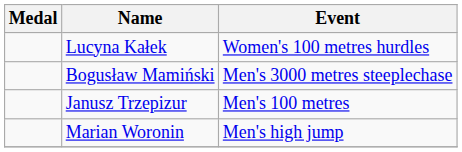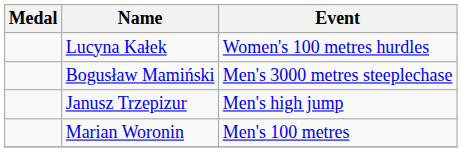(286, 103) Men's 100 metres -> (283, 103) Men's high jump
(283, 132) Men's high jump -> (286, 132) Men's 100 metres
